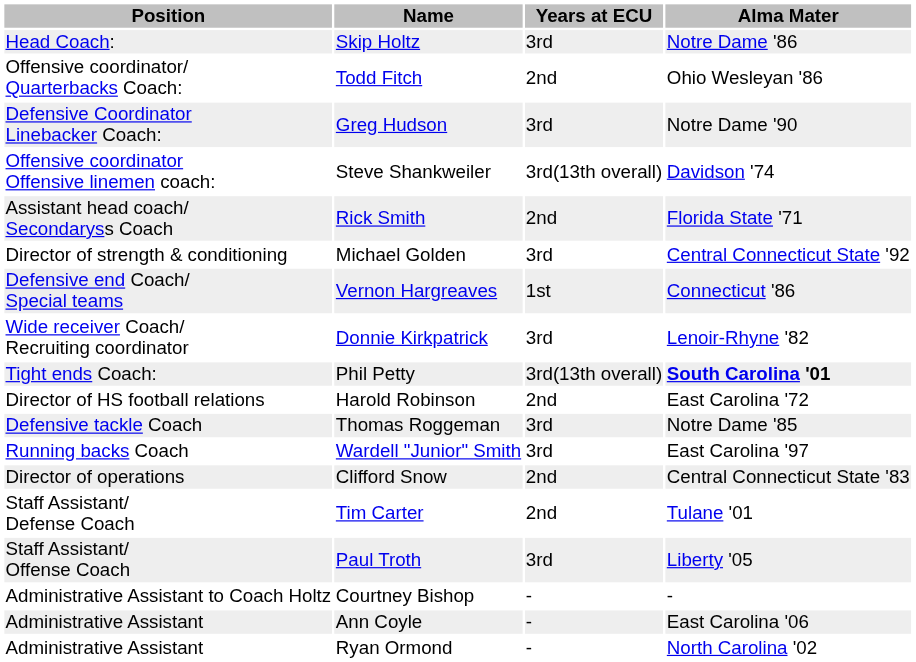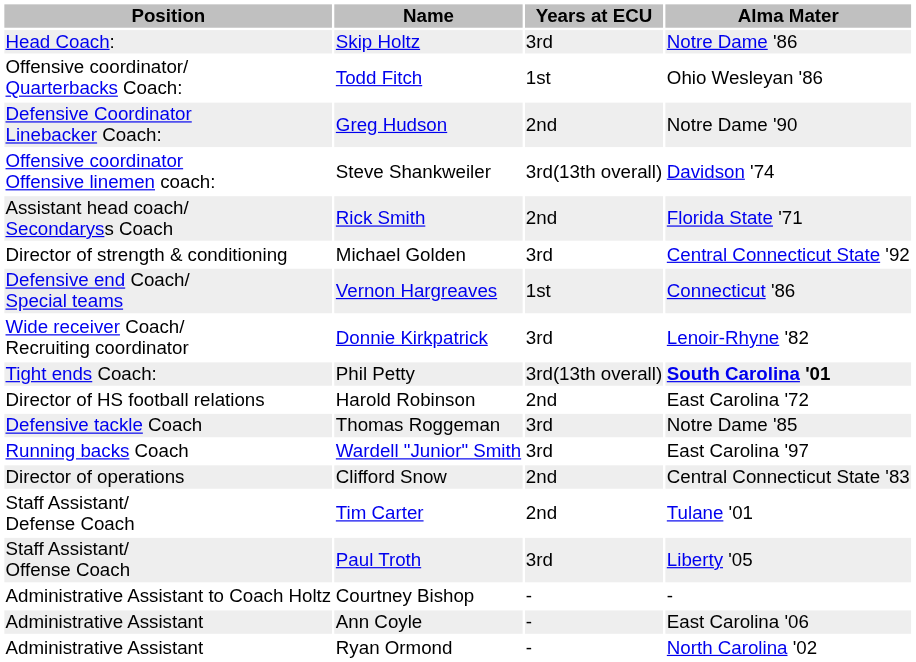(541, 77) 2nd -> (538, 77) 1st
(539, 124) 3rd -> (541, 124) 2nd
